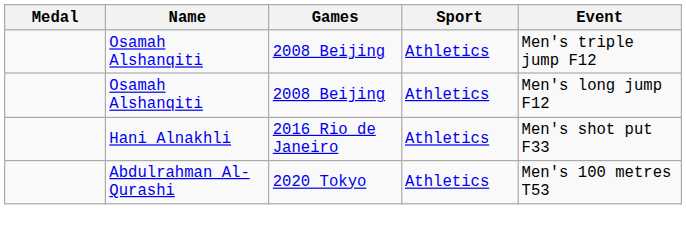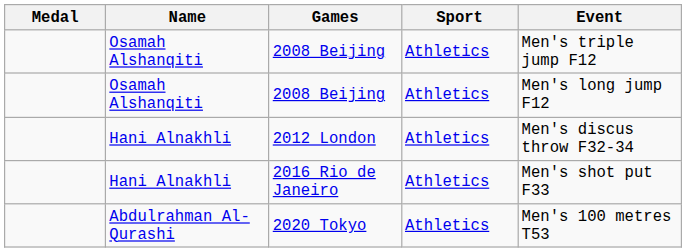+ row: (170, 139)
